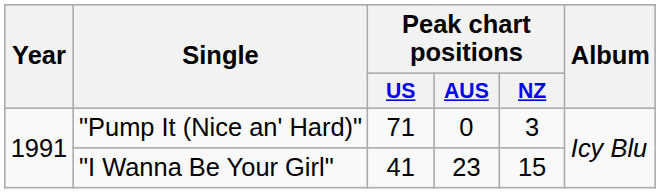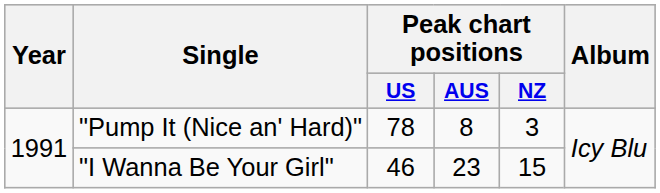(401, 127) 71 -> (401, 127) 78
(466, 127) 0 -> (466, 127) 8
(401, 167) 41 -> (401, 167) 46
